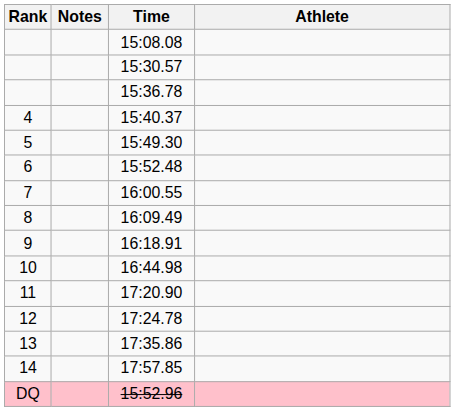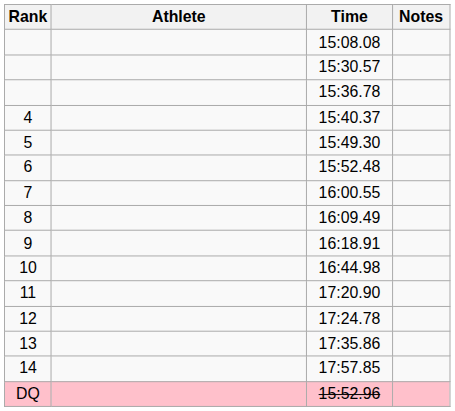columns swapped: (322, 17) <-> (80, 17)
